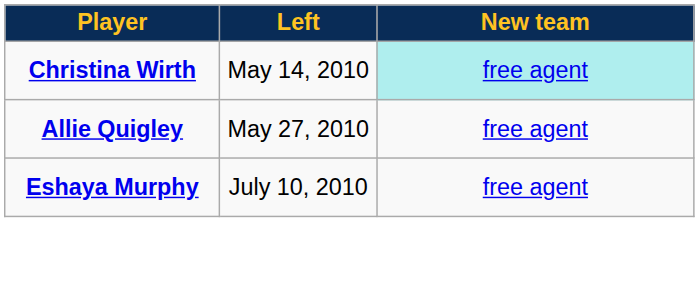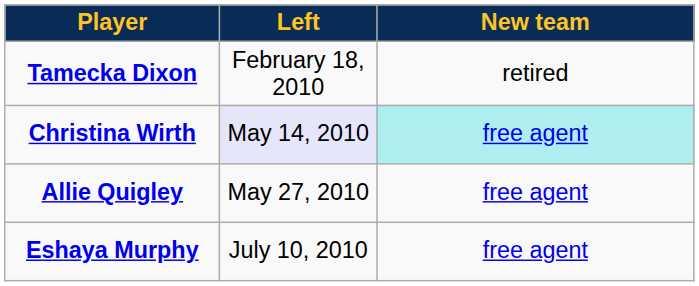+ row: (112, 73)
(298, 70) no background -> (298, 134) lavender background
